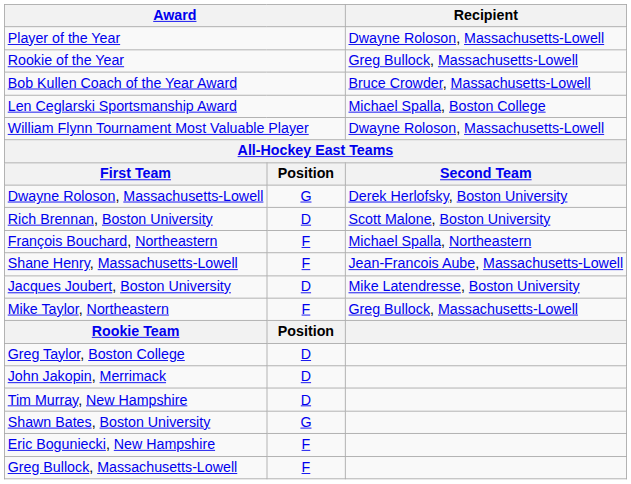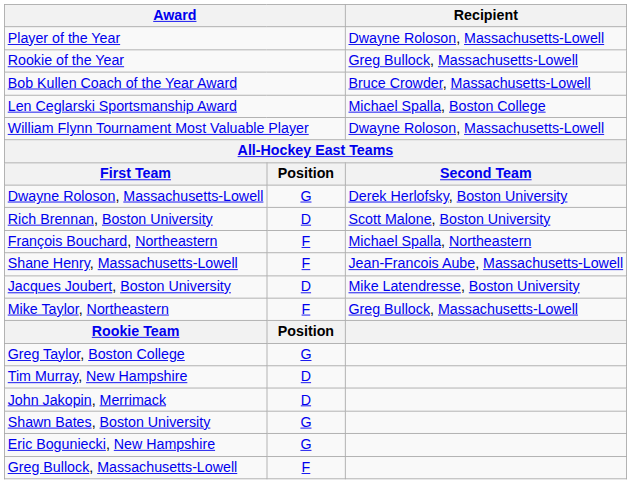(306, 354) D -> (306, 354) G
rows swapped: (87, 377) <-> (98, 399)
(306, 444) F -> (306, 444) G
